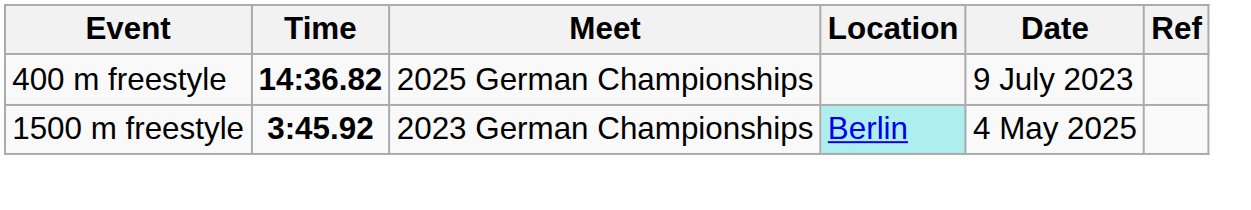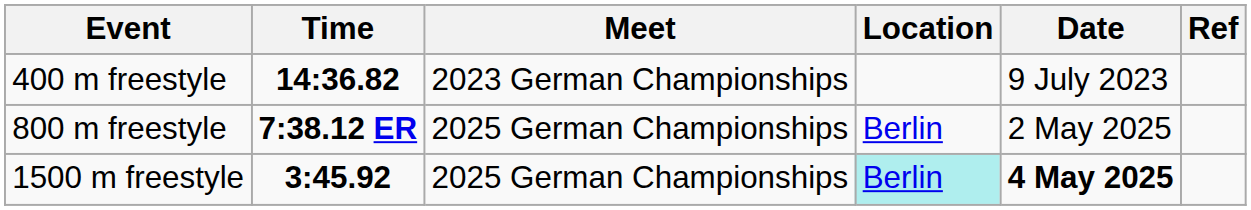(605, 79) 2025 German Championships -> (640, 79) 2023 German Championships
+ row: (119, 128)
(605, 128) 2023 German Championships -> (640, 178) 2025 German Championships
(1055, 128) normal -> (1091, 178) bold
